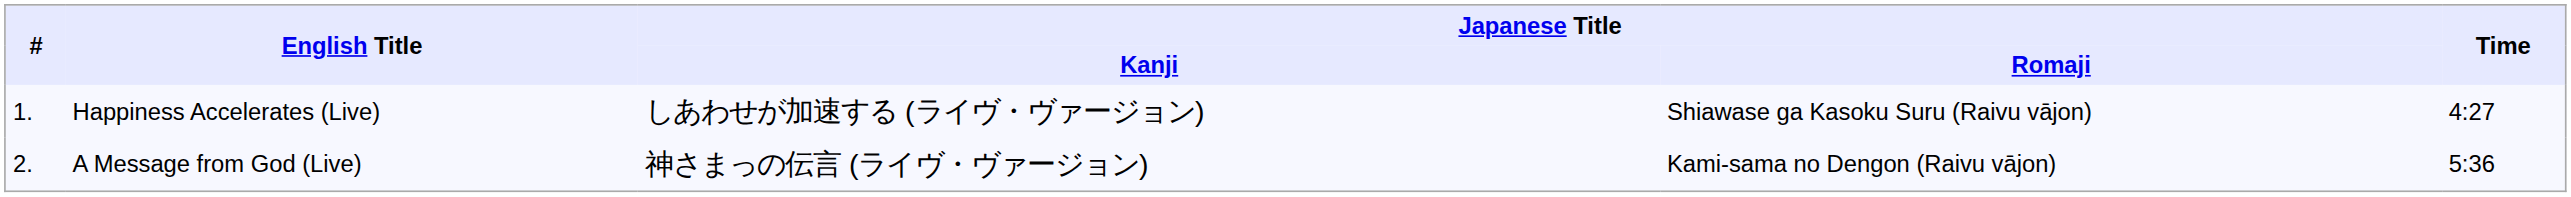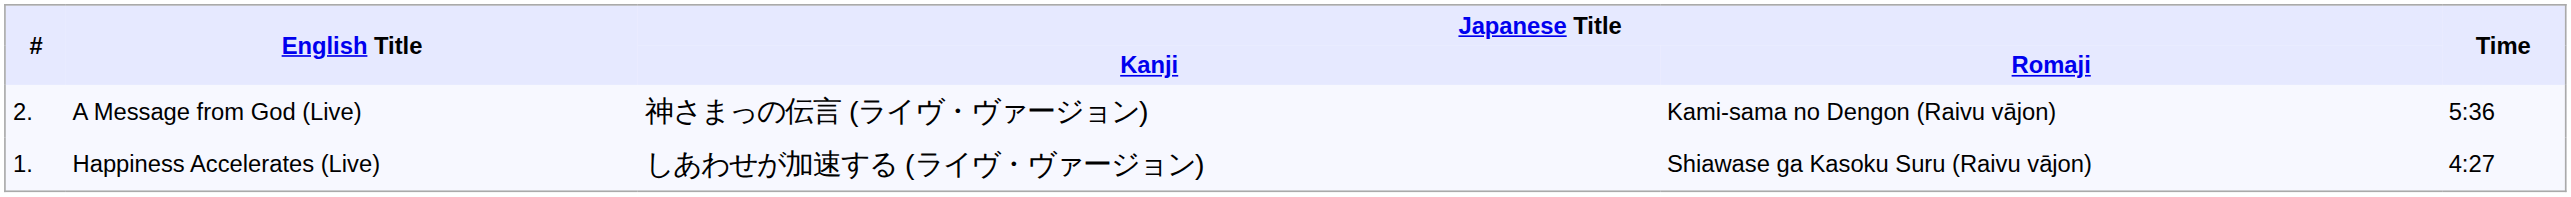rows swapped: (226, 111) <-> (217, 164)
